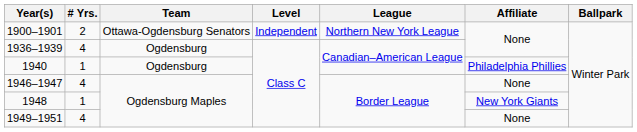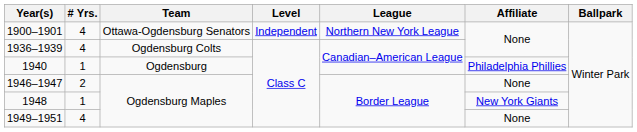(83, 31) 2 -> (83, 31) 4
(176, 48) Ogdensburg -> (176, 48) Ogdensburg Colts
(83, 84) 4 -> (83, 84) 2
